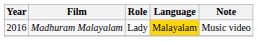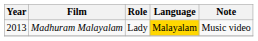(17, 28) 2016 -> (17, 28) 2013
